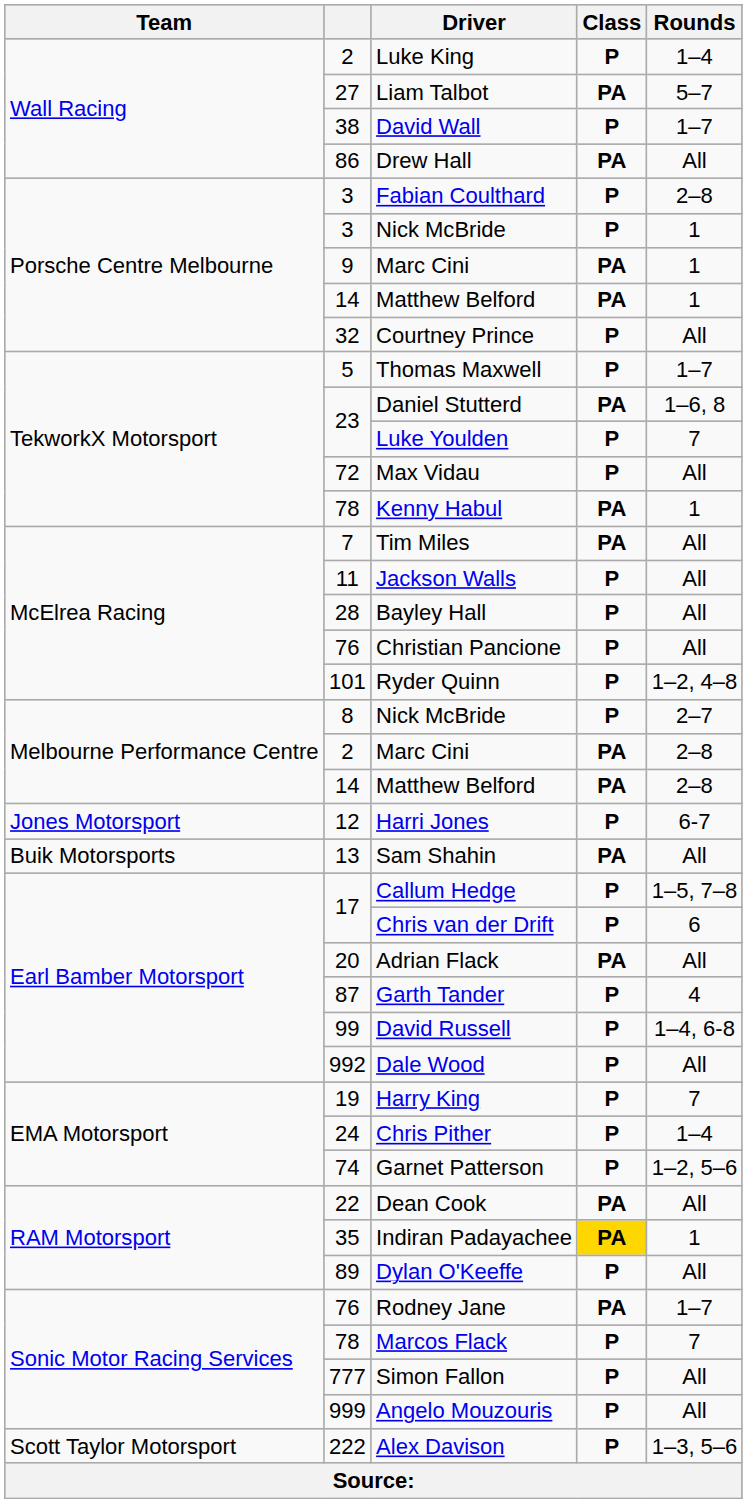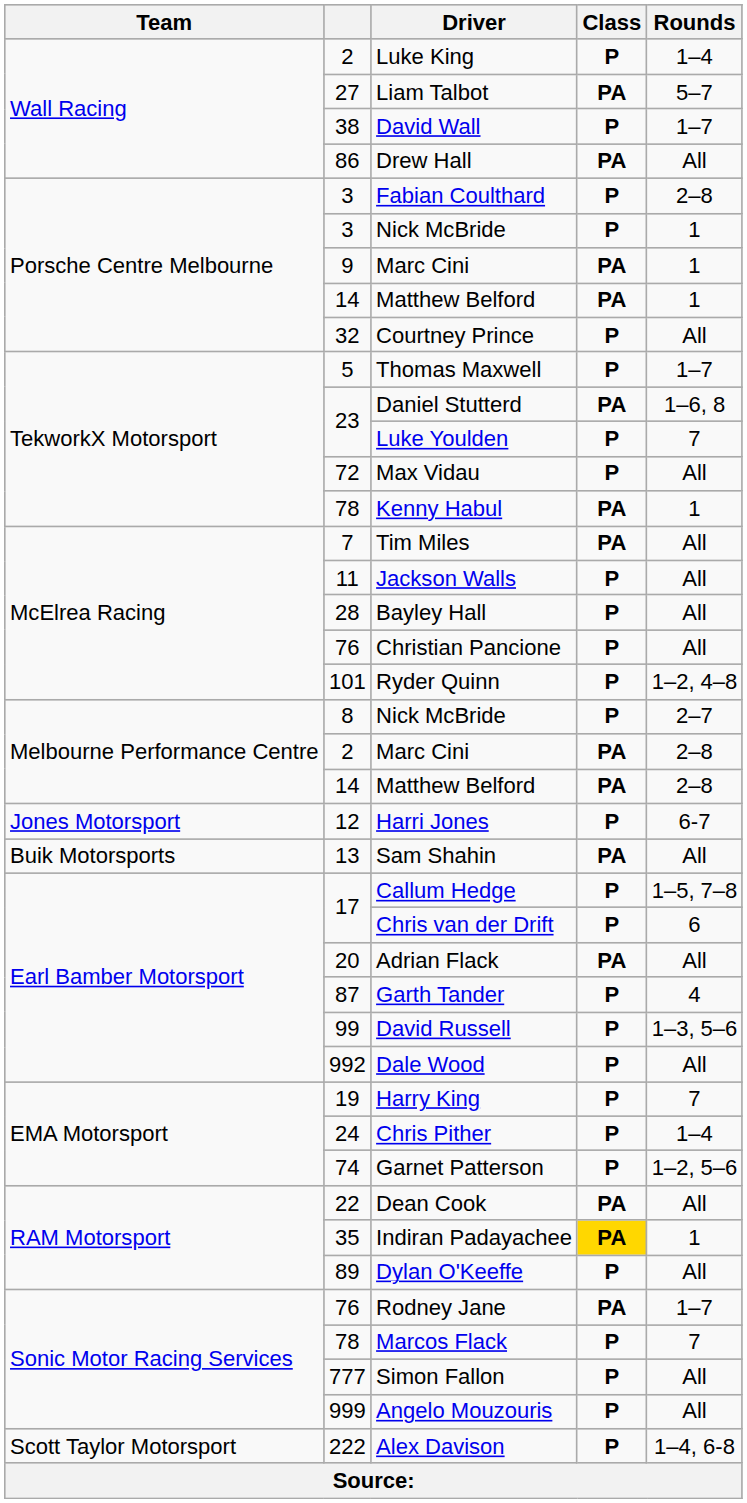(695, 1029) 1–4, 6-8 -> (695, 1029) 1–3, 5–6
(695, 1446) 1–3, 5–6 -> (695, 1446) 1–4, 6-8
